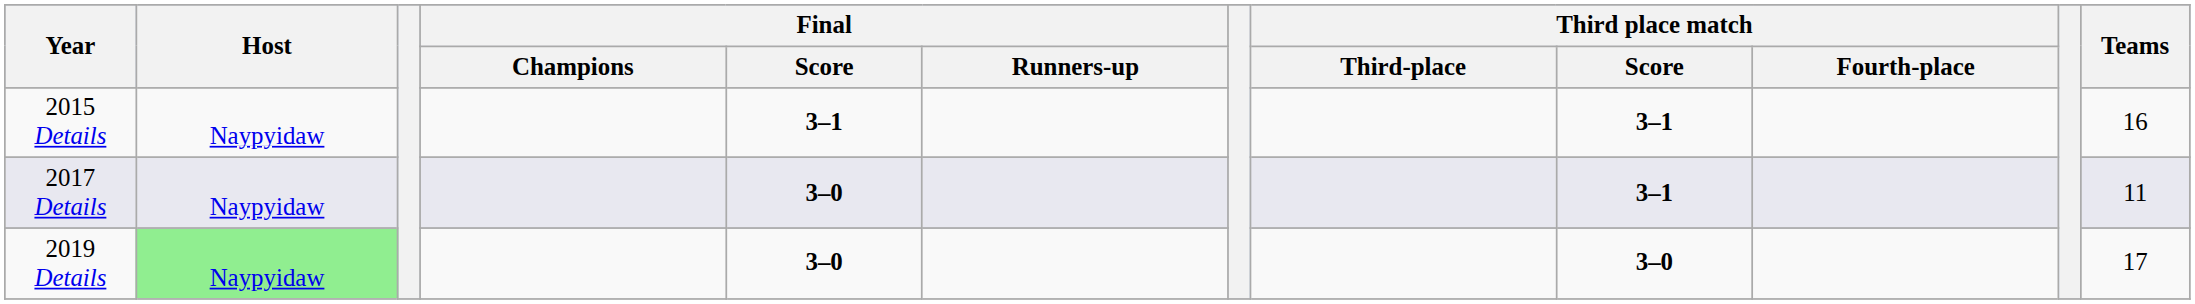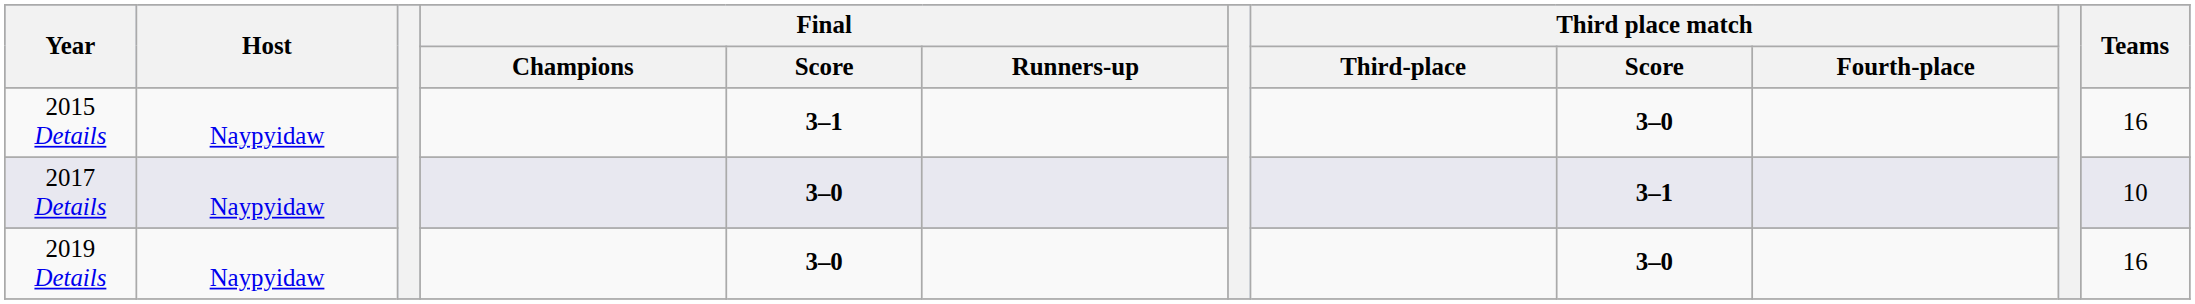(1654, 122) 3–1 -> (1654, 122) 3–0
(2135, 192) 11 -> (2135, 192) 10
(267, 278) lightgreen background -> (267, 278) no background
(2135, 263) 17 -> (2135, 263) 16
